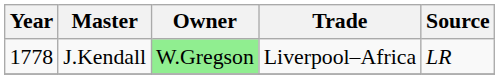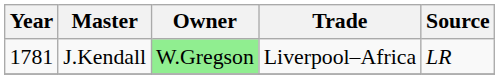(31, 56) 1778 -> (31, 56) 1781
